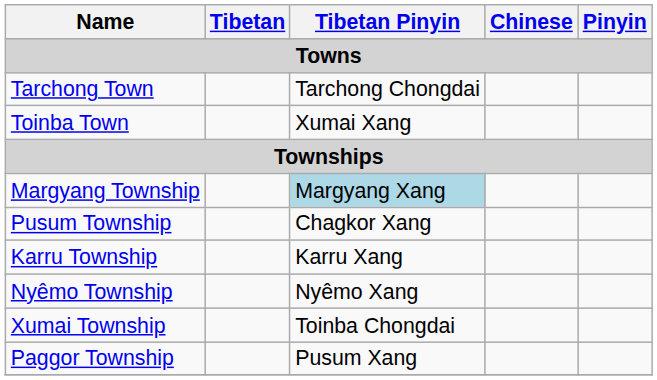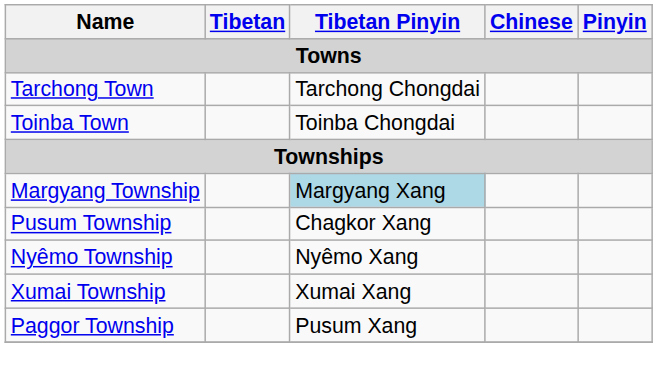(353, 123) Xumai Xang -> (375, 123) Toinba Chongdai
- row: (84, 257)
(375, 325) Toinba Chongdai -> (353, 291) Xumai Xang
